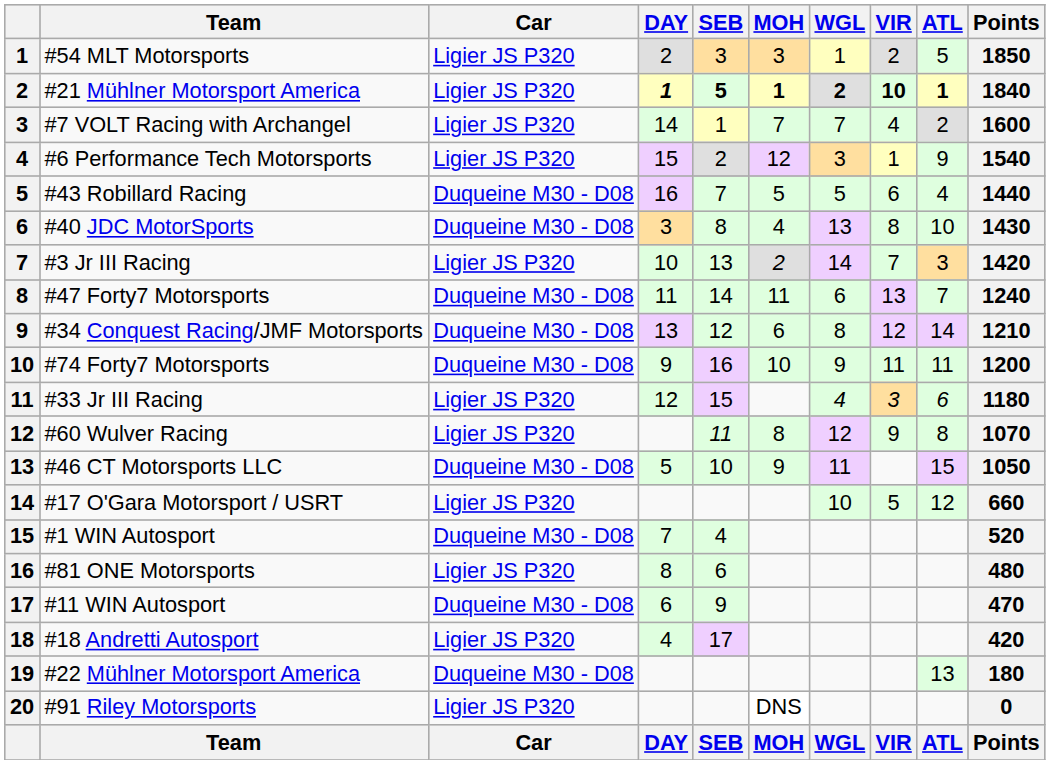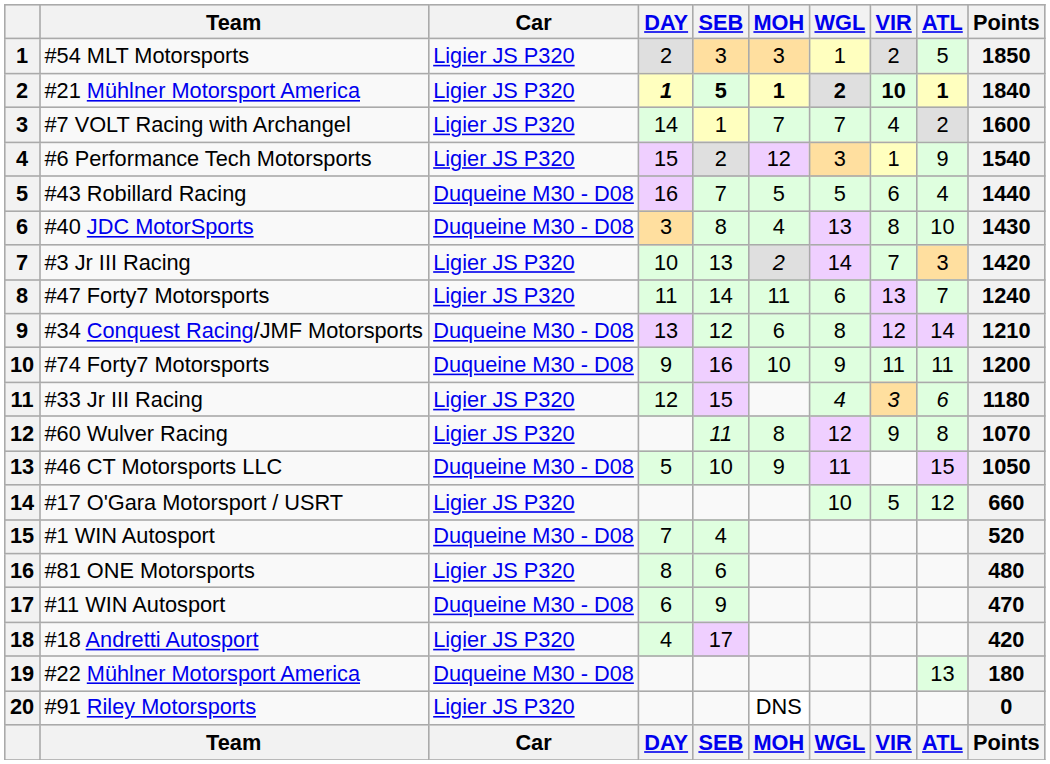(534, 296) Duqueine M30 - D08 -> (504, 296) Ligier JS P320
